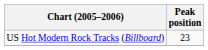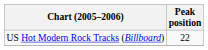(185, 38) 23 -> (185, 38) 22
